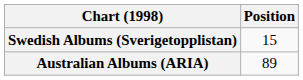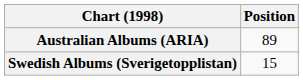rows swapped: (122, 63) <-> (122, 39)
